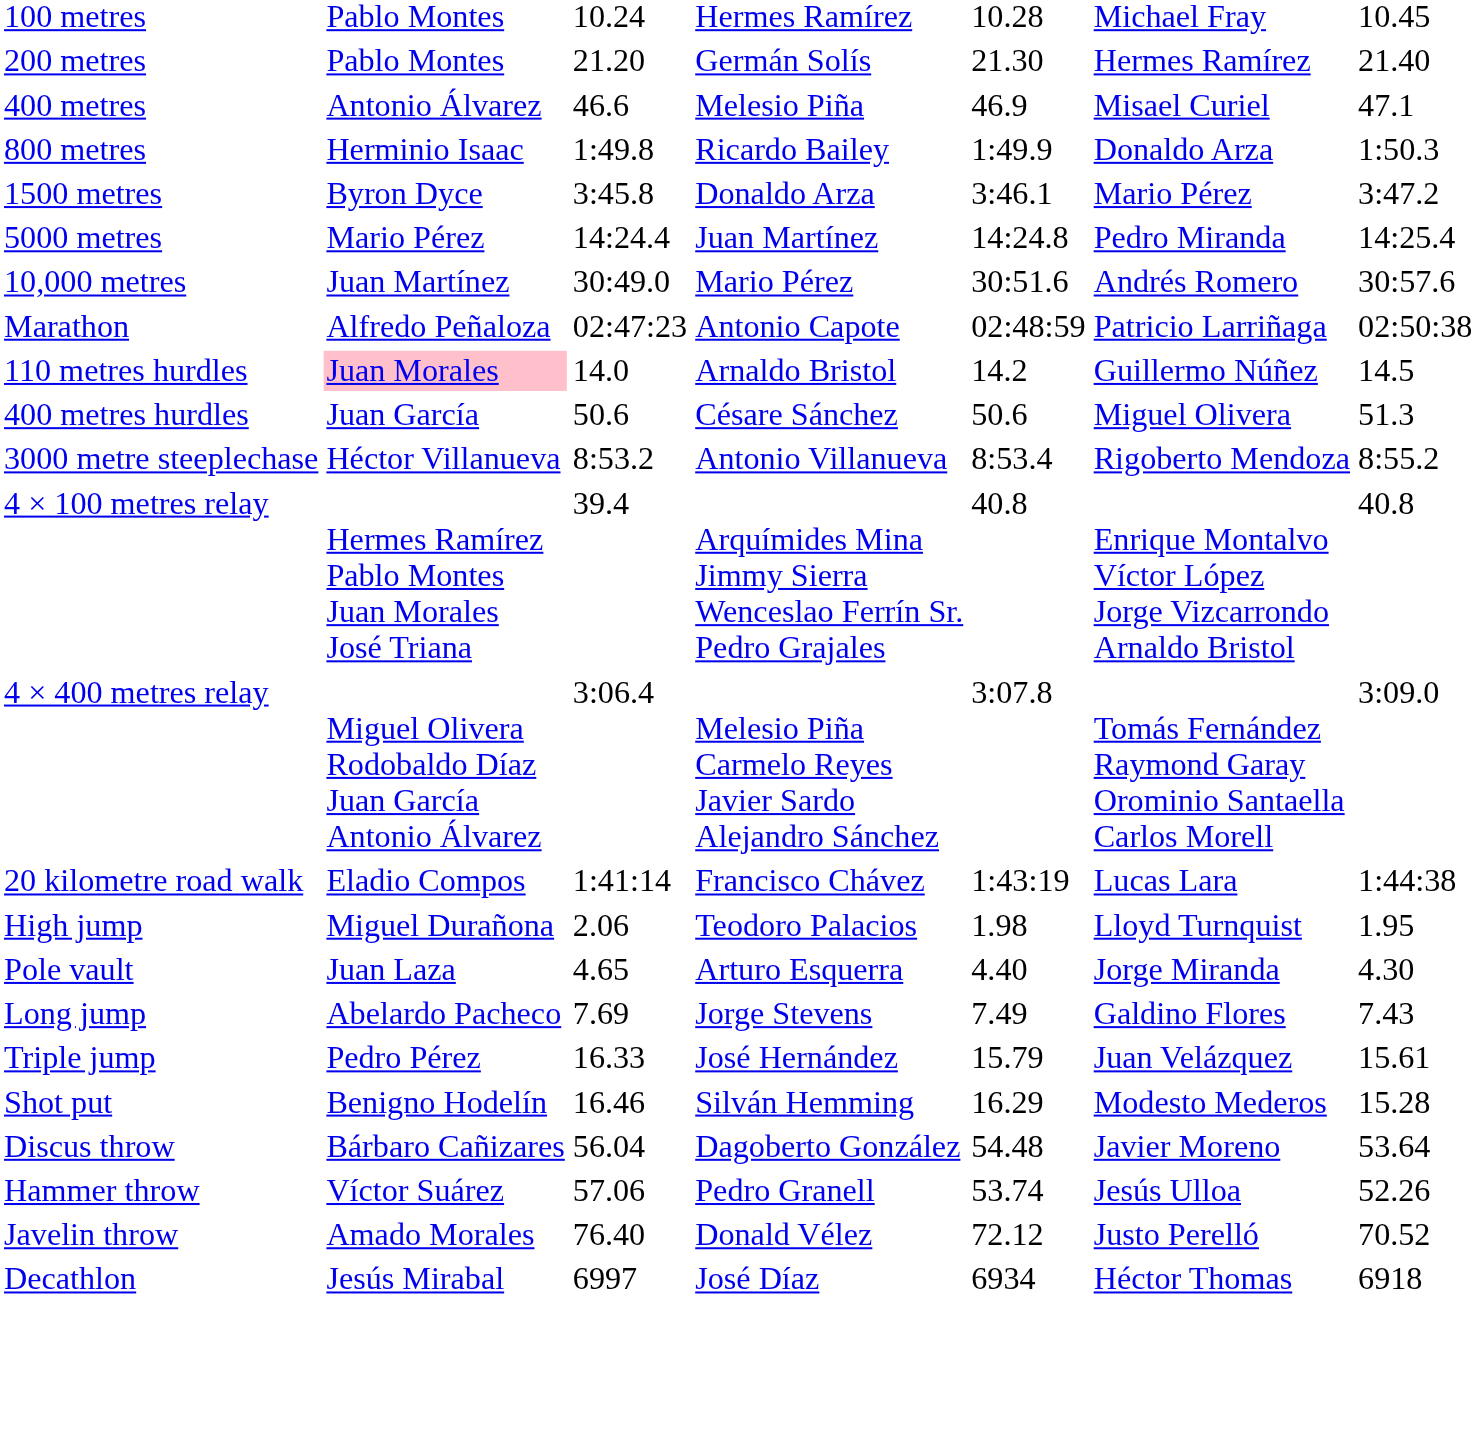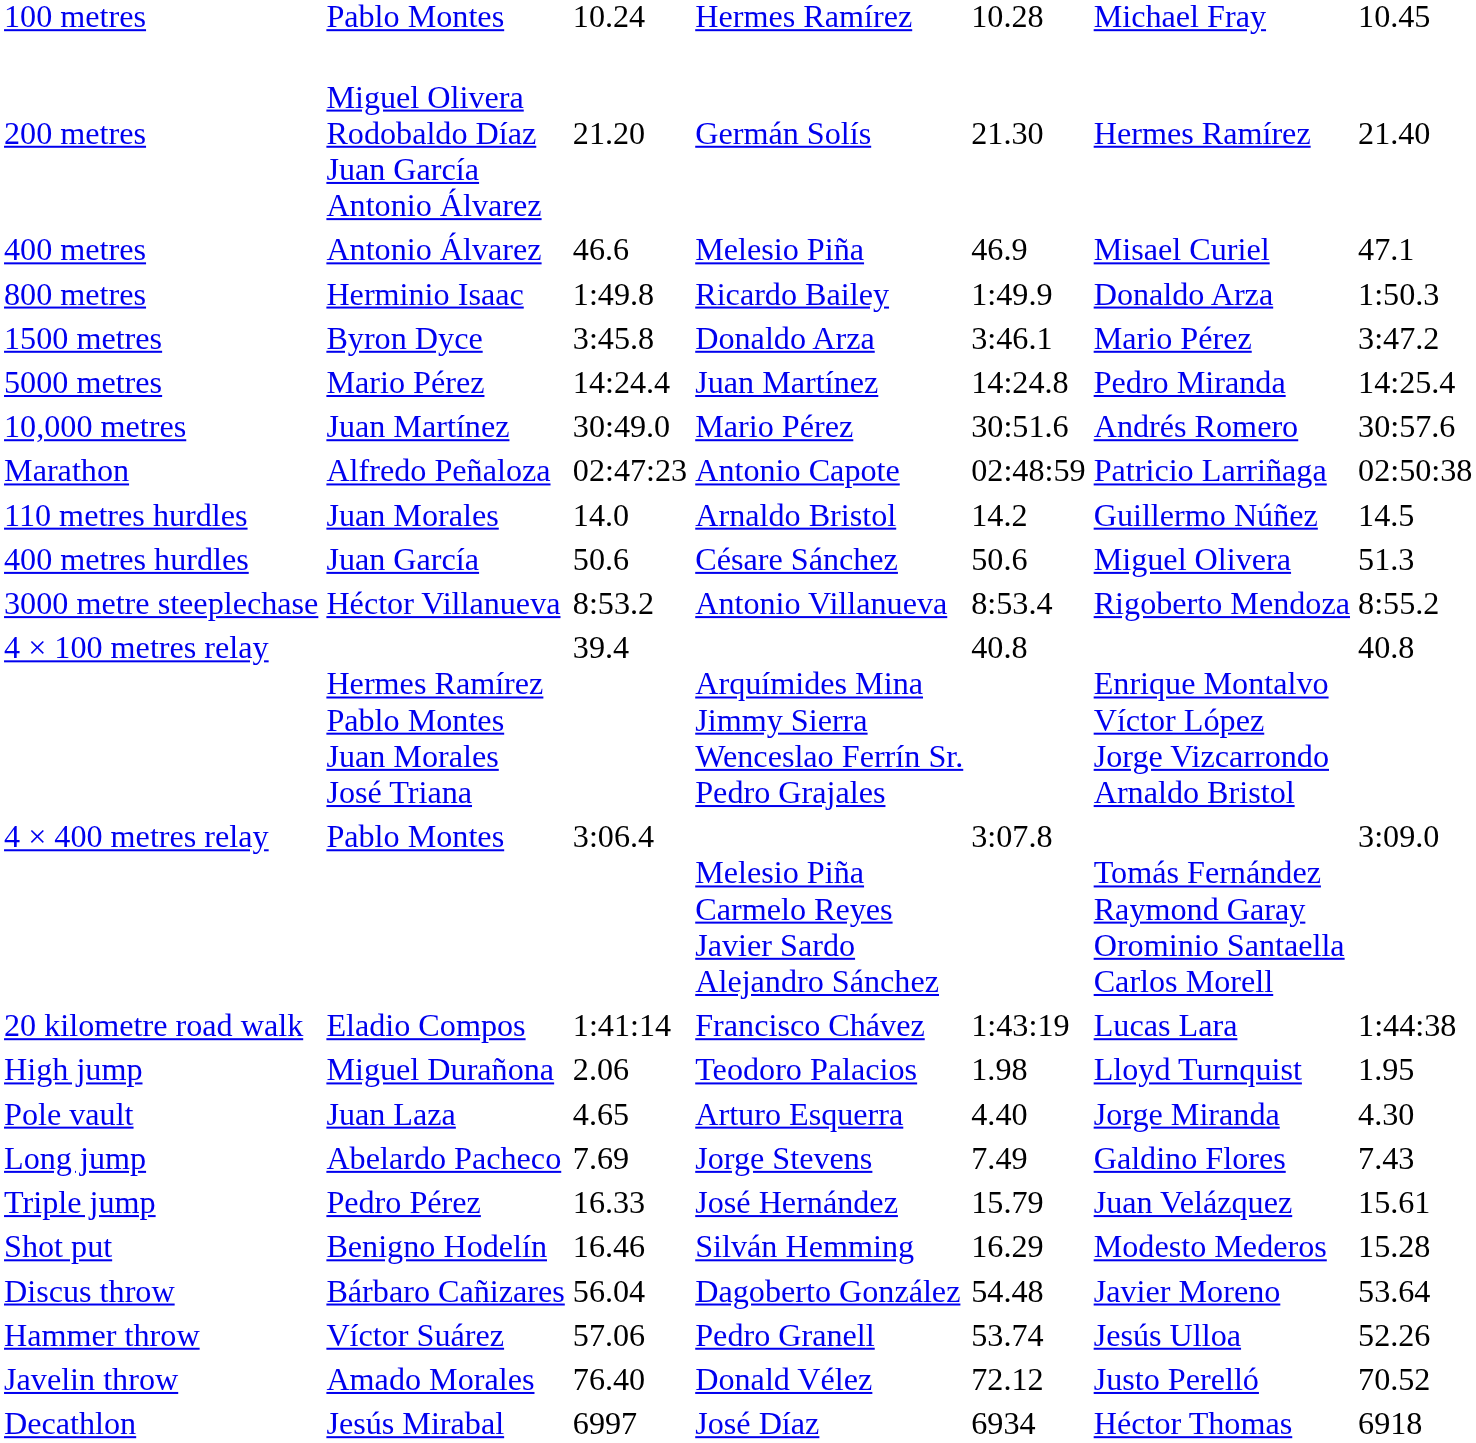(415, 60) Pablo Montes -> (434, 151) Miguel Olivera Rodobaldo Díaz Juan García Antonio Álvarez
(413, 370) pink background -> (413, 515) no background
(434, 782) Miguel Olivera Rodobaldo Díaz Juan García Antonio Álvarez -> (415, 836) Pablo Montes
